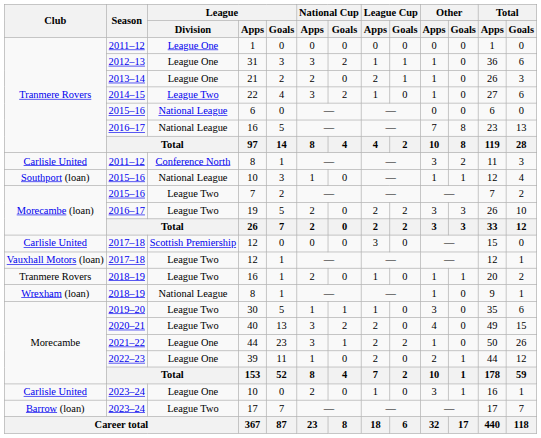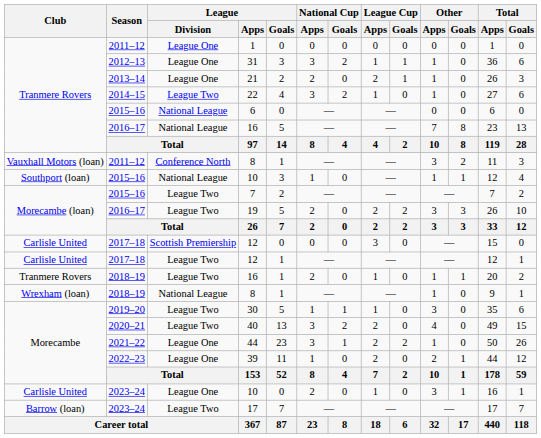(55, 161) Carlisle United -> (55, 161) Vauxhall Motors (loan)
(55, 260) Vauxhall Motors (loan) -> (55, 260) Carlisle United
